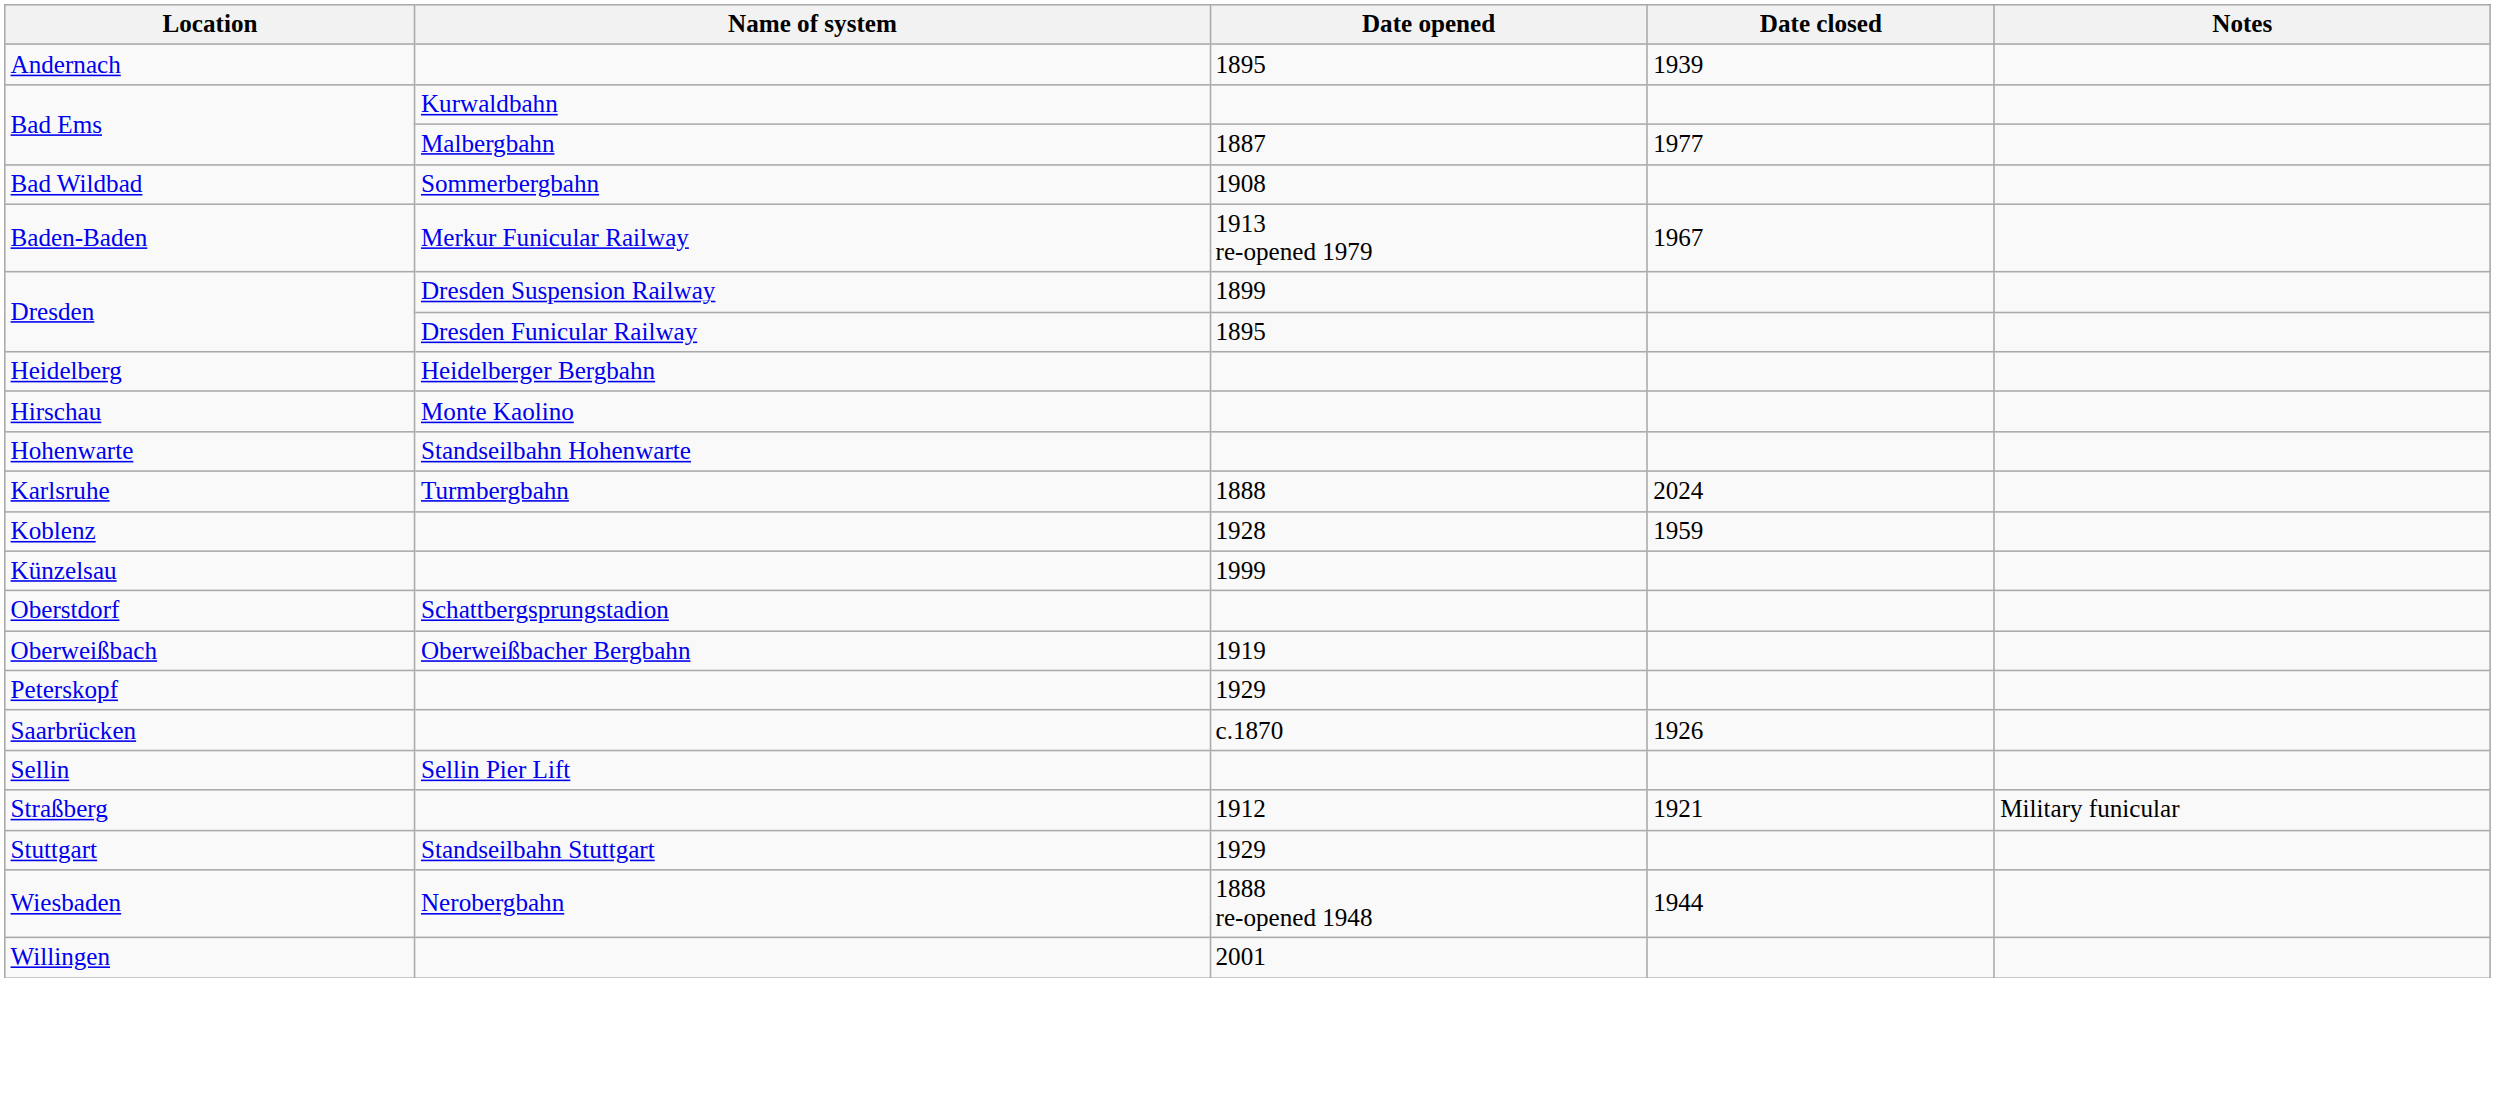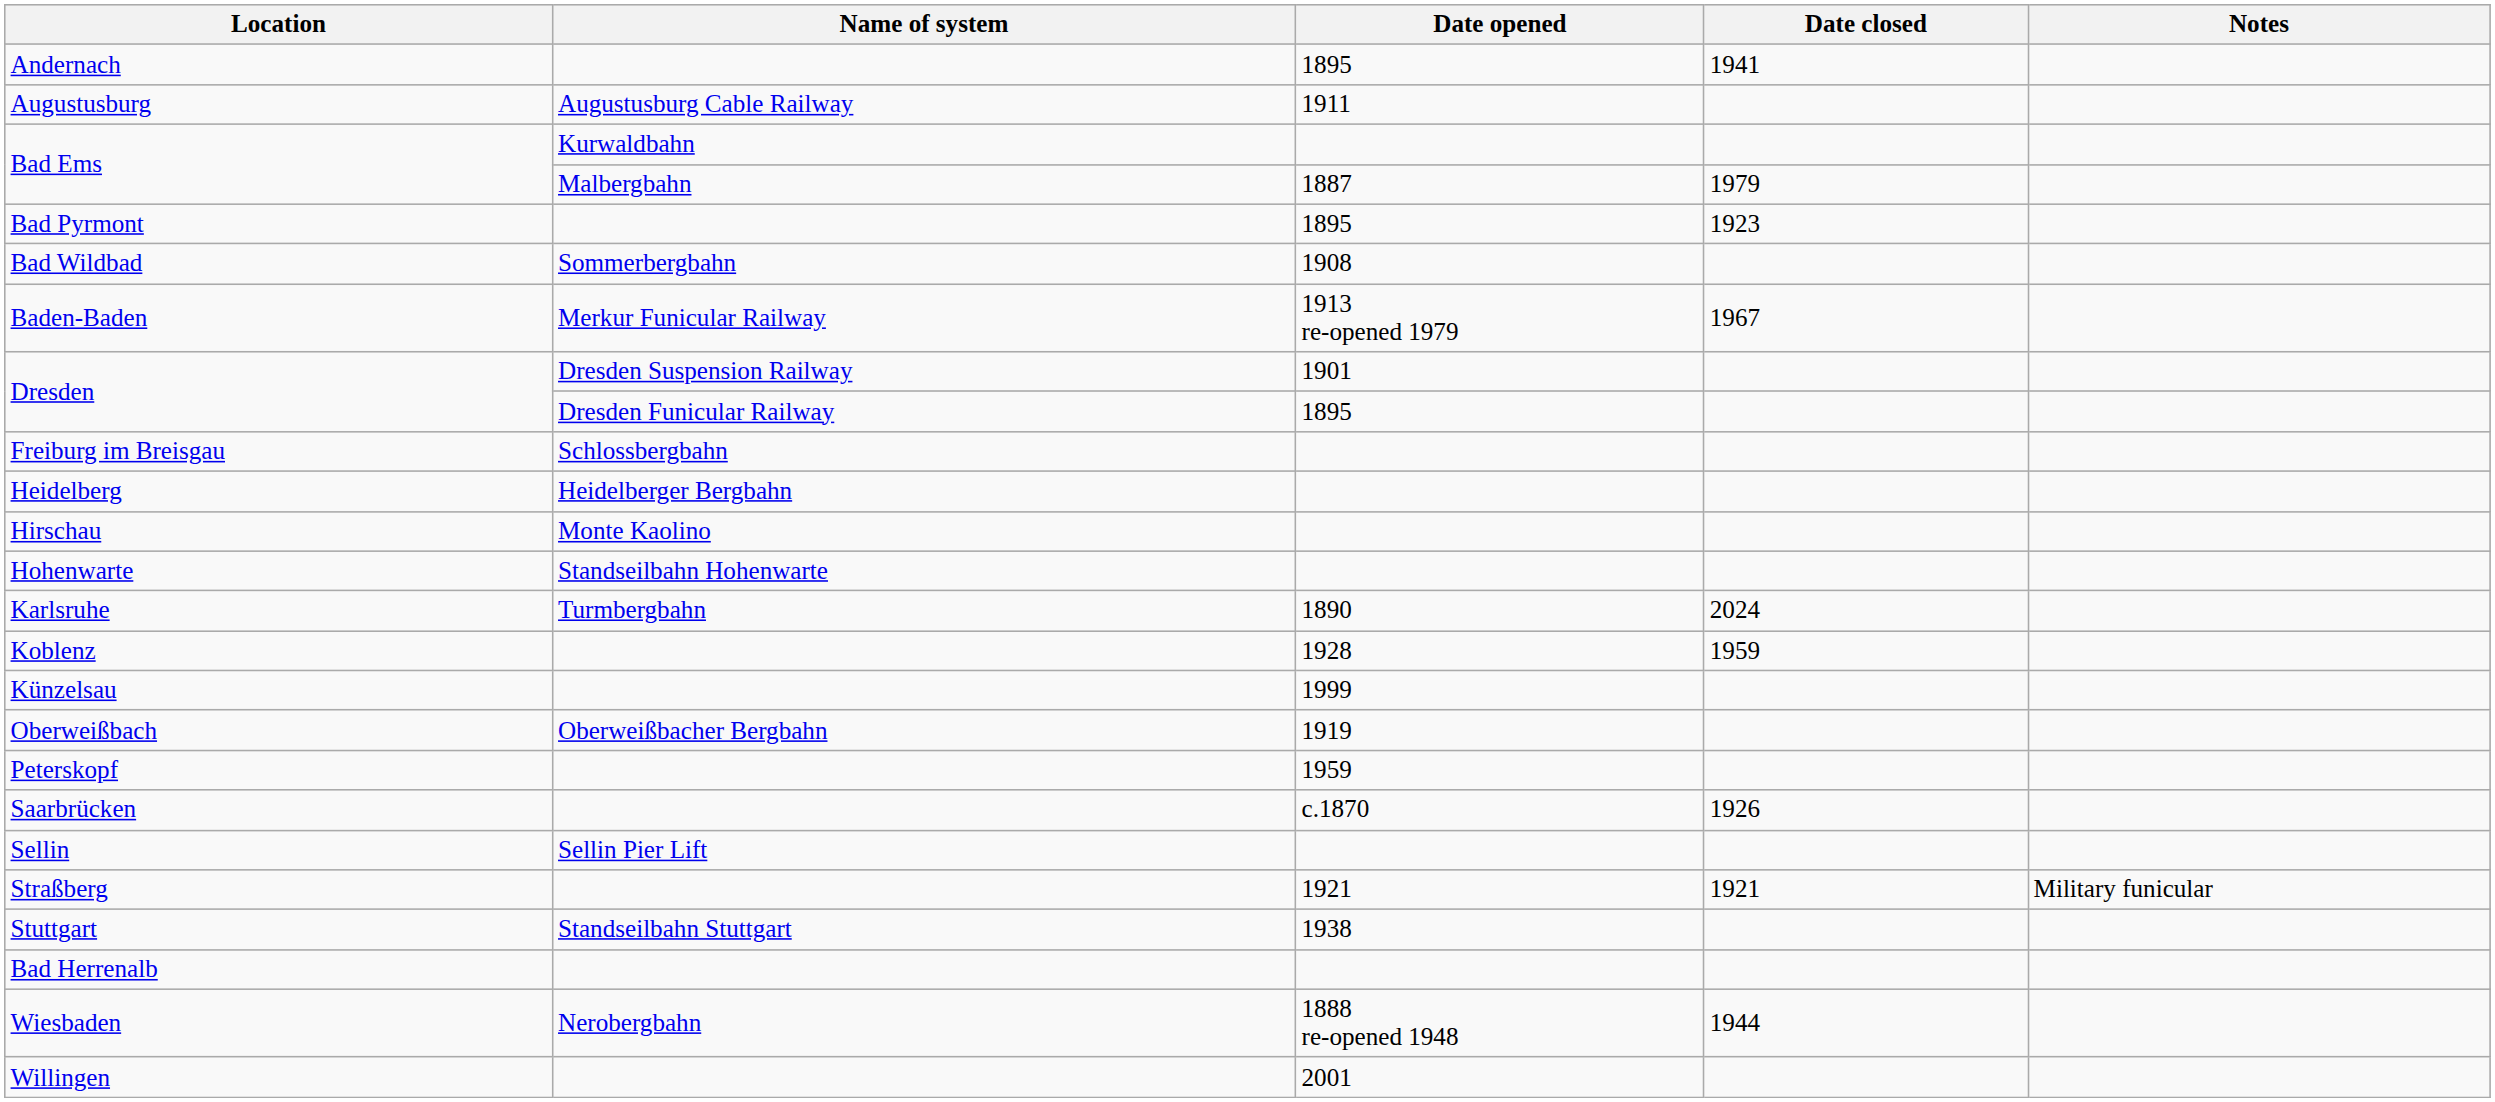(1678, 64) 1939 -> (1735, 64) 1941
+ row: (81, 104)
(1678, 143) 1977 -> (1735, 183) 1979
+ row: (77, 223)
(1241, 291) 1899 -> (1327, 371) 1901
+ row: (118, 451)
(1241, 490) 1888 -> (1327, 610) 1890
- row: (65, 610)
(1241, 690) 1929 -> (1327, 769) 1959
(1241, 809) 1912 -> (1327, 889) 1921
(1241, 849) 1929 -> (1327, 929) 1938
+ row: (84, 968)
